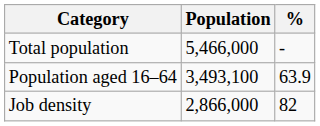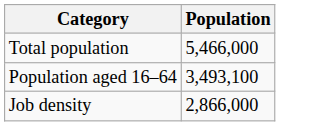- column: (295, 18)
